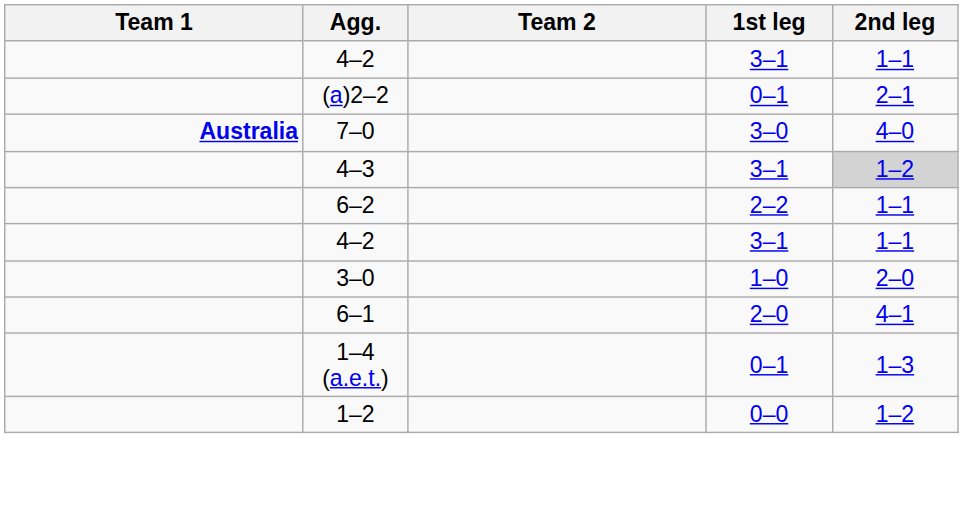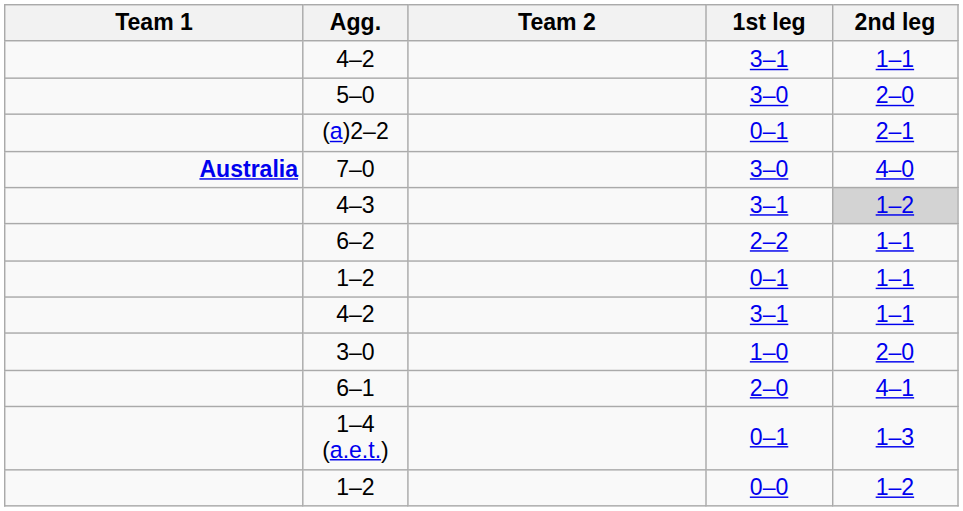+ row: (355, 95)
+ row: (355, 278)
